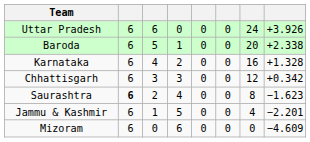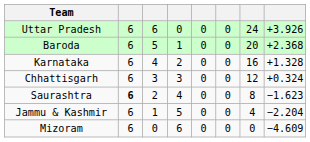(285, 46) +2.338 -> (285, 46) +2.368
(285, 79) +0.342 -> (285, 79) +0.324
(285, 112) −2.201 -> (285, 112) −2.204
